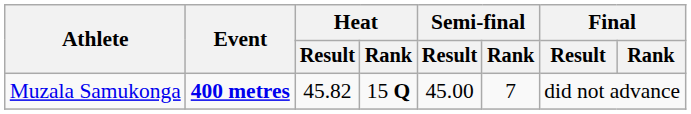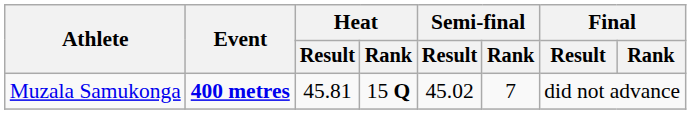(327, 91) 45.82 -> (327, 91) 45.81
(450, 91) 45.00 -> (450, 91) 45.02
